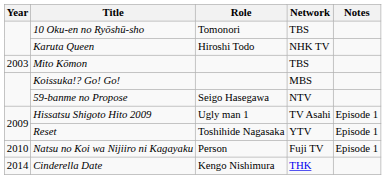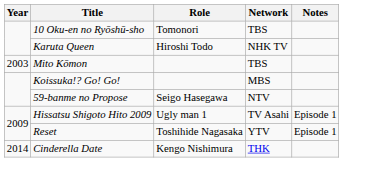- row: (113, 149)
